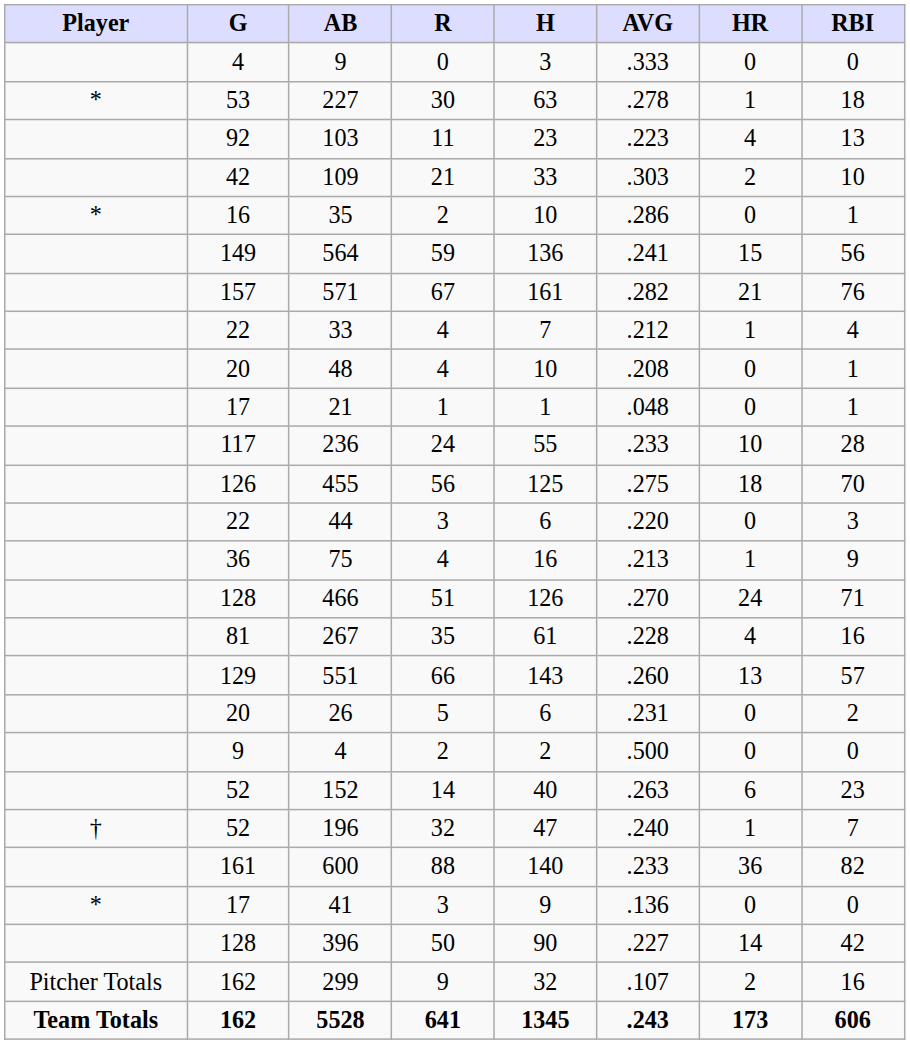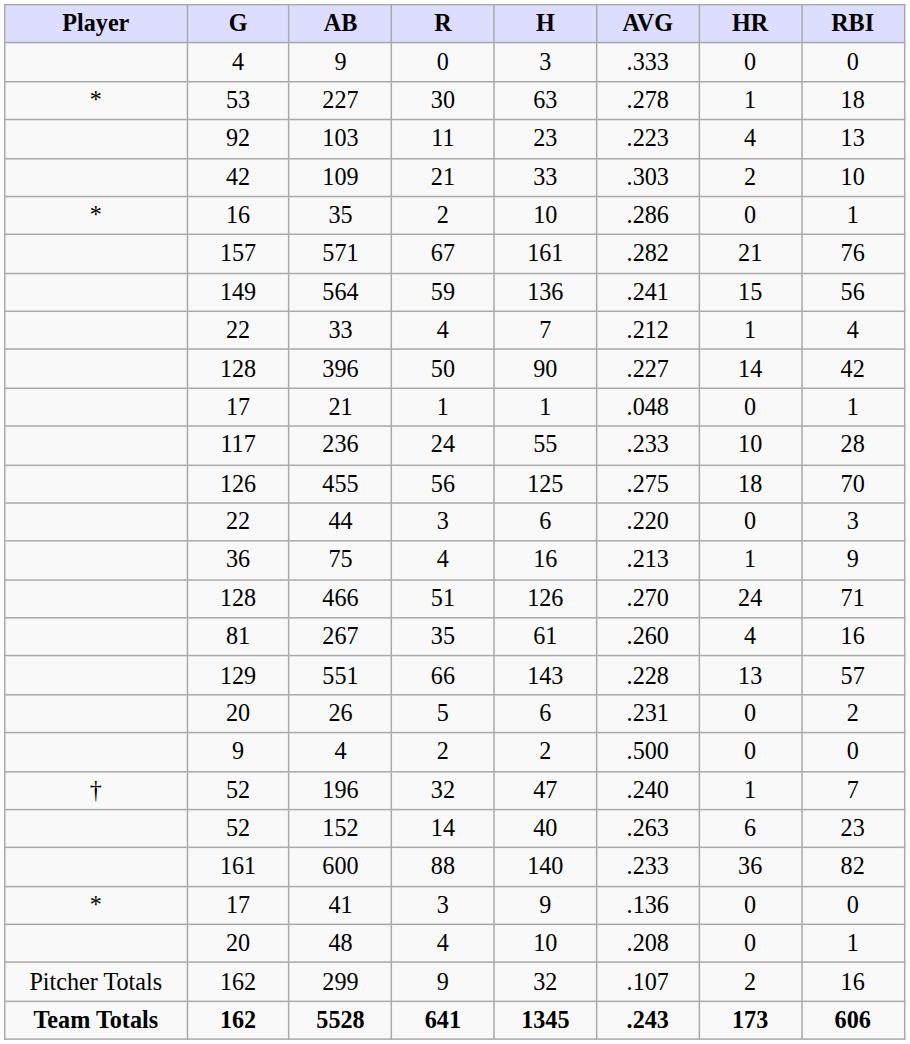rows swapped: (340, 291) <-> (340, 253)
rows swapped: (340, 943) <-> (340, 368)
(648, 636) .228 -> (648, 636) .260
(648, 675) .260 -> (648, 675) .228
rows swapped: (340, 789) <-> (340, 828)
